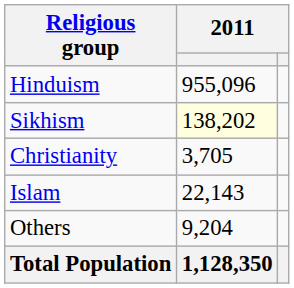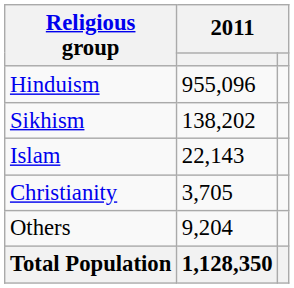(219, 120) lightyellow background -> (219, 120) no background
rows swapped: (35, 192) <-> (64, 156)
